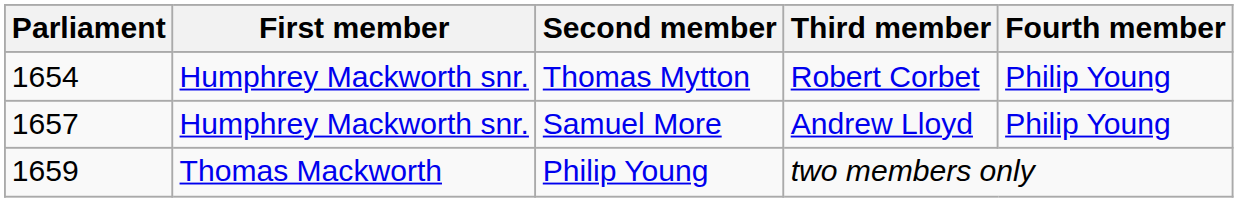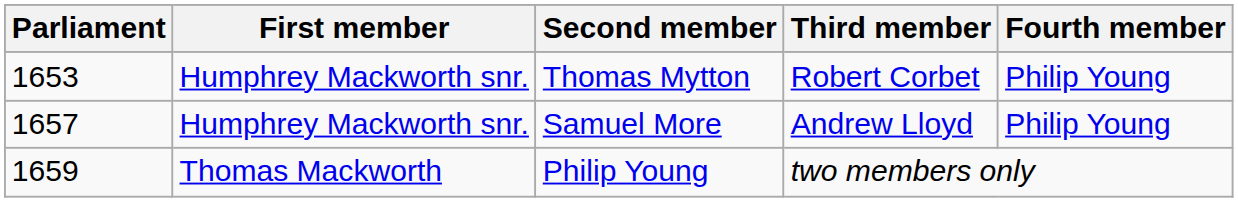(45, 76) 1654 -> (45, 76) 1653
